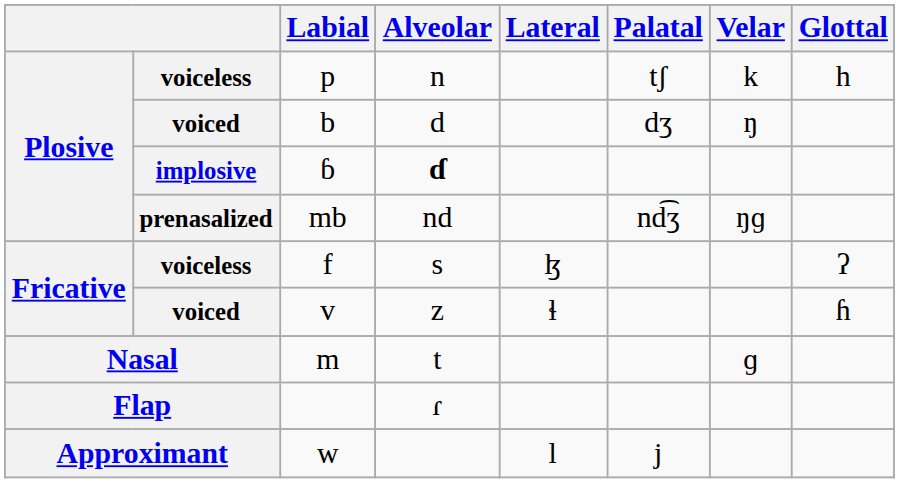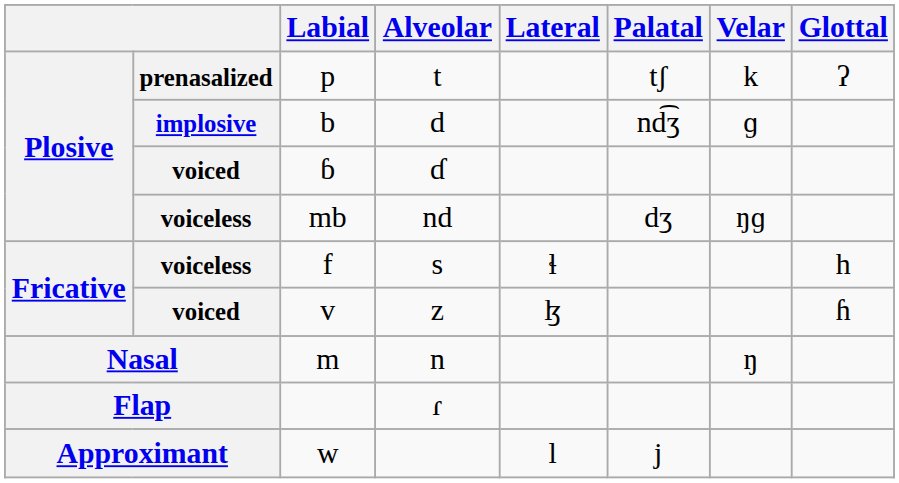(206, 77) voiceless -> (206, 77) prenasalized
(437, 75) n -> (437, 75) t
(843, 75) h -> (843, 75) ʔ
(206, 124) voiced -> (206, 124) implosive
(658, 122) dʒ -> (658, 122) nd͡ʒ
(751, 122) ŋ -> (751, 122) ɡ
(206, 171) implosive -> (206, 171) voiced
(437, 169) bold -> (437, 169) normal
(206, 218) prenasalized -> (206, 218) voiceless
(658, 216) nd͡ʒ -> (658, 216) dʒ
(553, 264) ɮ -> (553, 264) ɬ
(843, 264) ʔ -> (843, 264) h
(553, 311) ɬ -> (553, 311) ɮ
(437, 358) t -> (437, 358) n
(751, 358) ɡ -> (751, 358) ŋ
